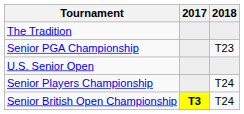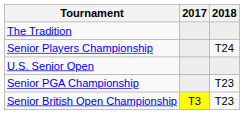rows swapped: (73, 48) <-> (80, 84)
(195, 101) bold -> (195, 101) normal
(224, 101) T24 -> (224, 101) T23
